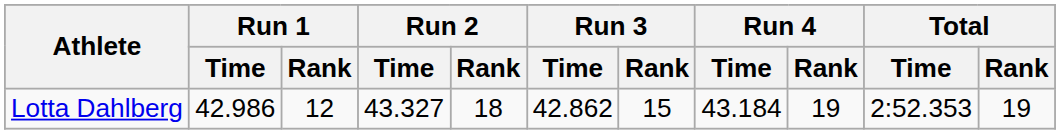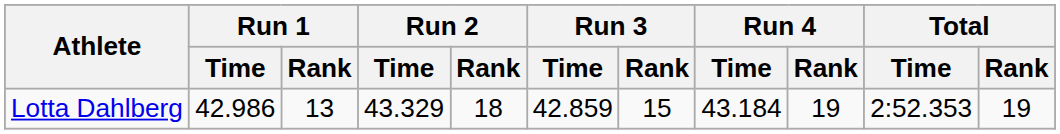(320, 109) 12 -> (320, 109) 13
(404, 109) 43.327 -> (404, 109) 43.329
(573, 109) 42.862 -> (573, 109) 42.859
